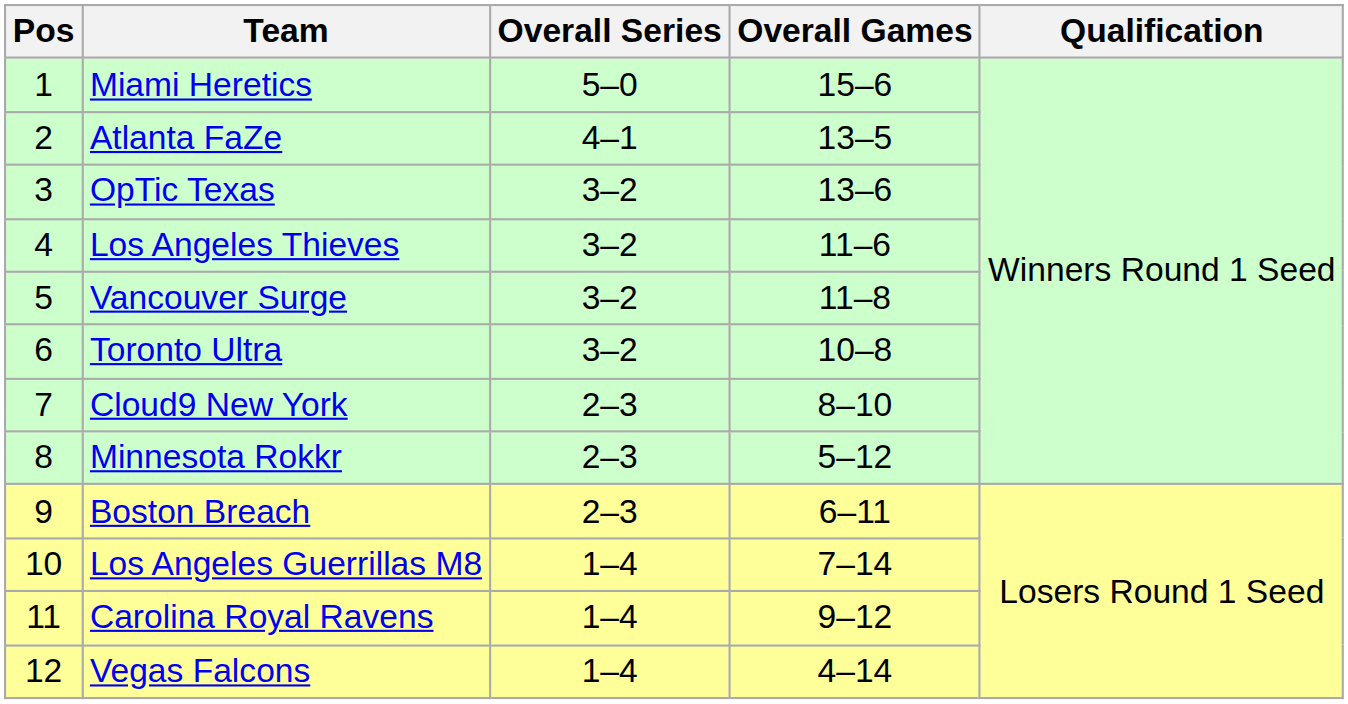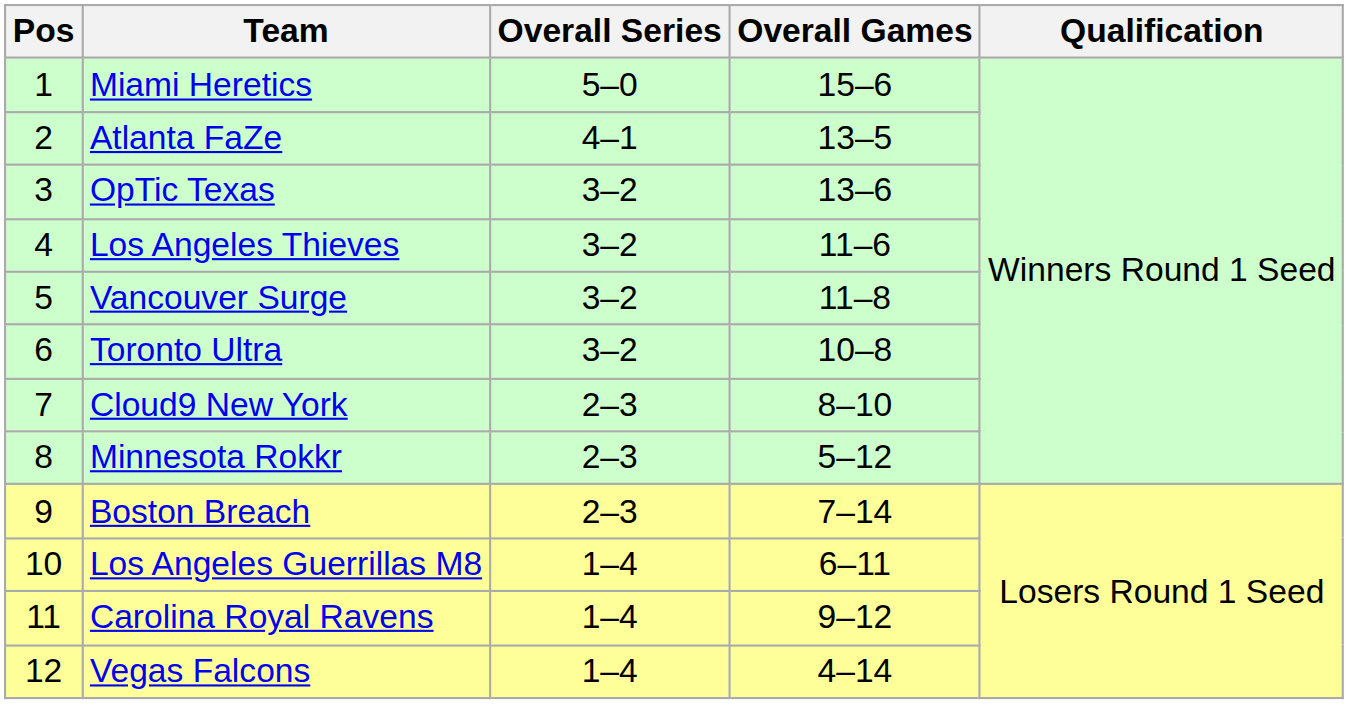(855, 510) 6–11 -> (855, 510) 7–14
(855, 564) 7–14 -> (855, 564) 6–11
